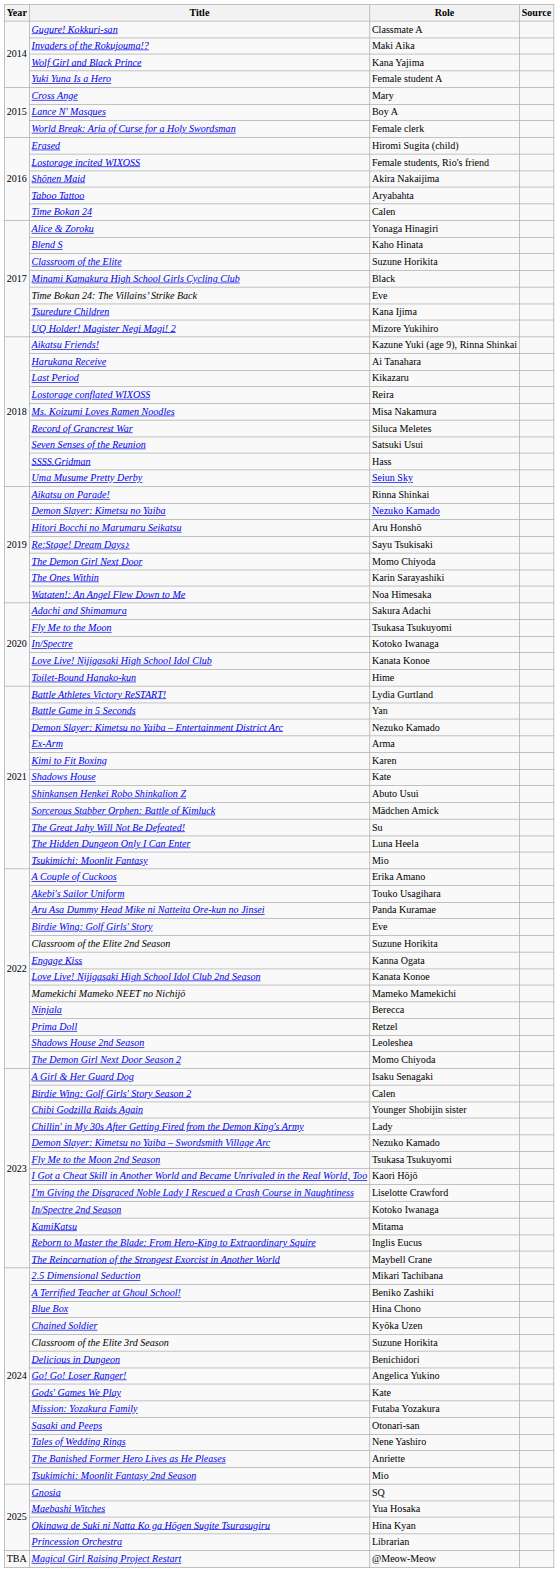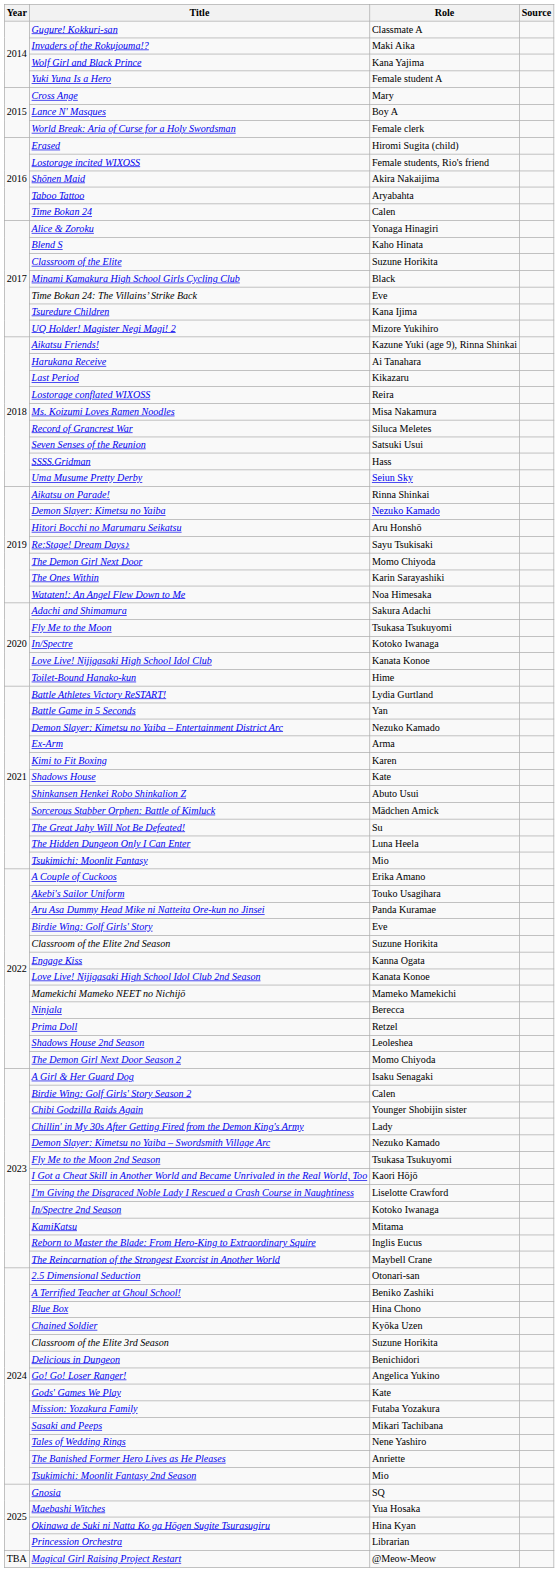(407, 1276) Mikari Tachibana -> (396, 1276) Otonari-san
(396, 1426) Otonari-san -> (407, 1426) Mikari Tachibana
